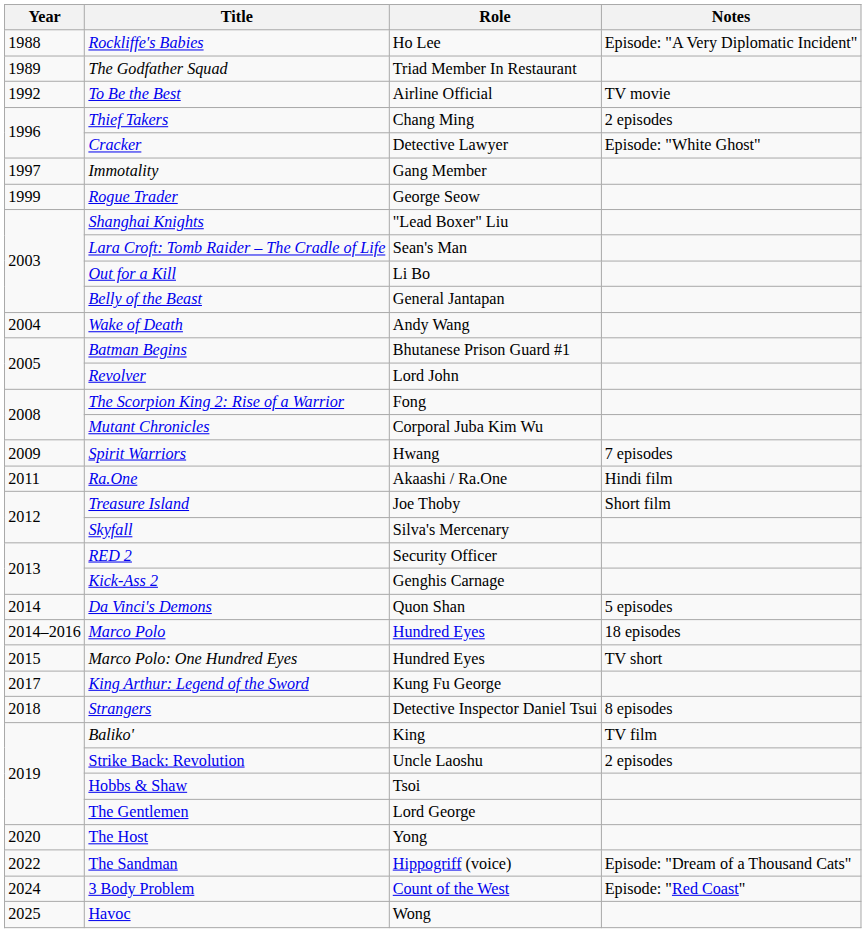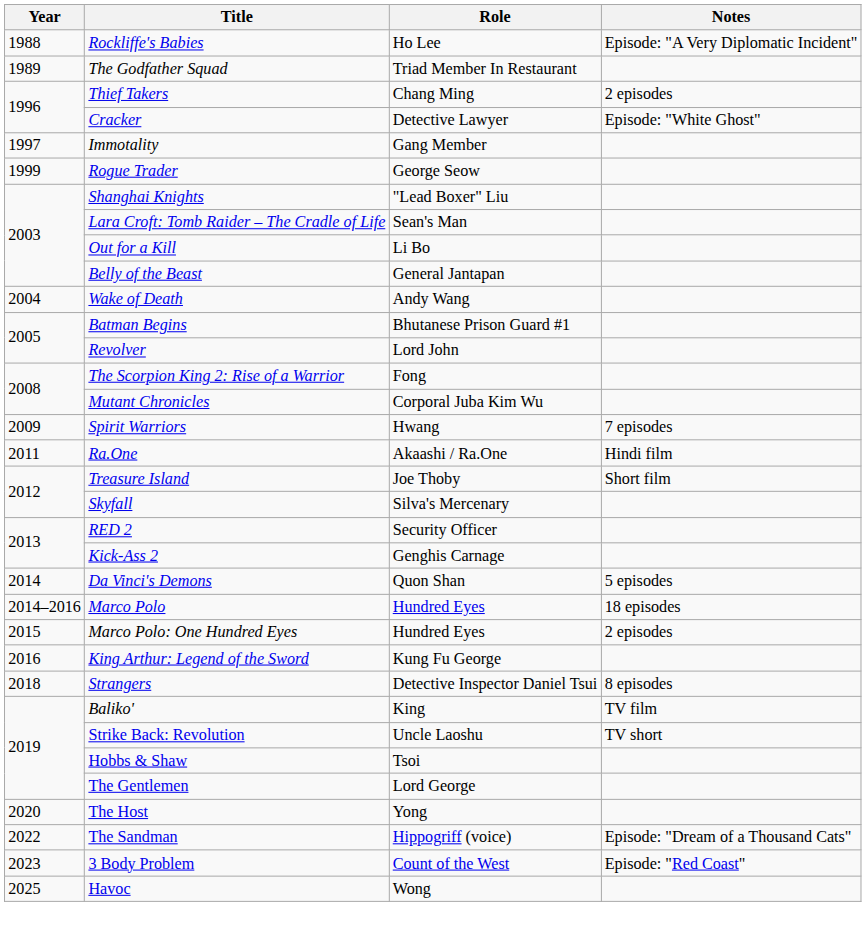- row: (135, 94)
(634, 658) TV short -> (639, 632) 2 episodes
(24, 683) 2017 -> (24, 658) 2016
(639, 760) 2 episodes -> (634, 734) TV short
(24, 888) 2024 -> (24, 863) 2023
